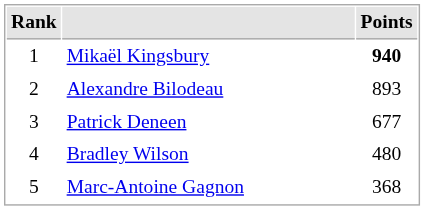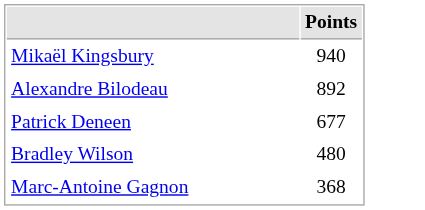- column: (34, 22)
(387, 56) bold -> (331, 56) normal
(387, 88) 893 -> (331, 88) 892
